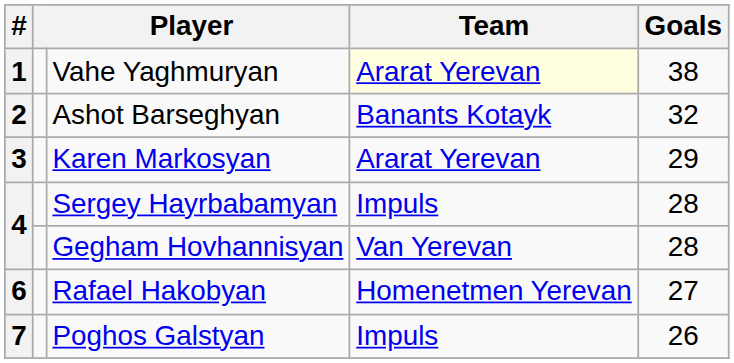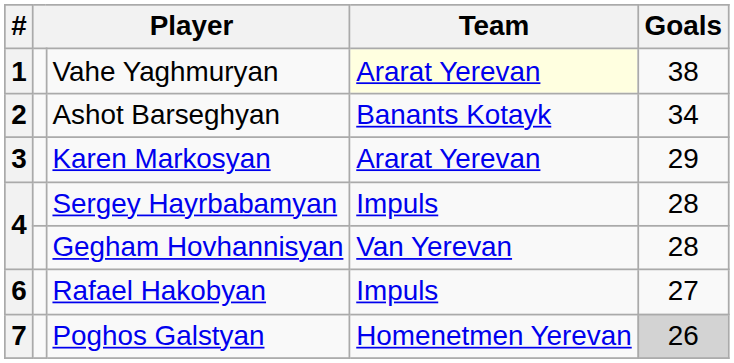(683, 114) 32 -> (683, 114) 34
(494, 291) Homenetmen Yerevan -> (397, 291) Impuls
(397, 335) Impuls -> (494, 335) Homenetmen Yerevan
(683, 335) no background -> (683, 335) lightgrey background
